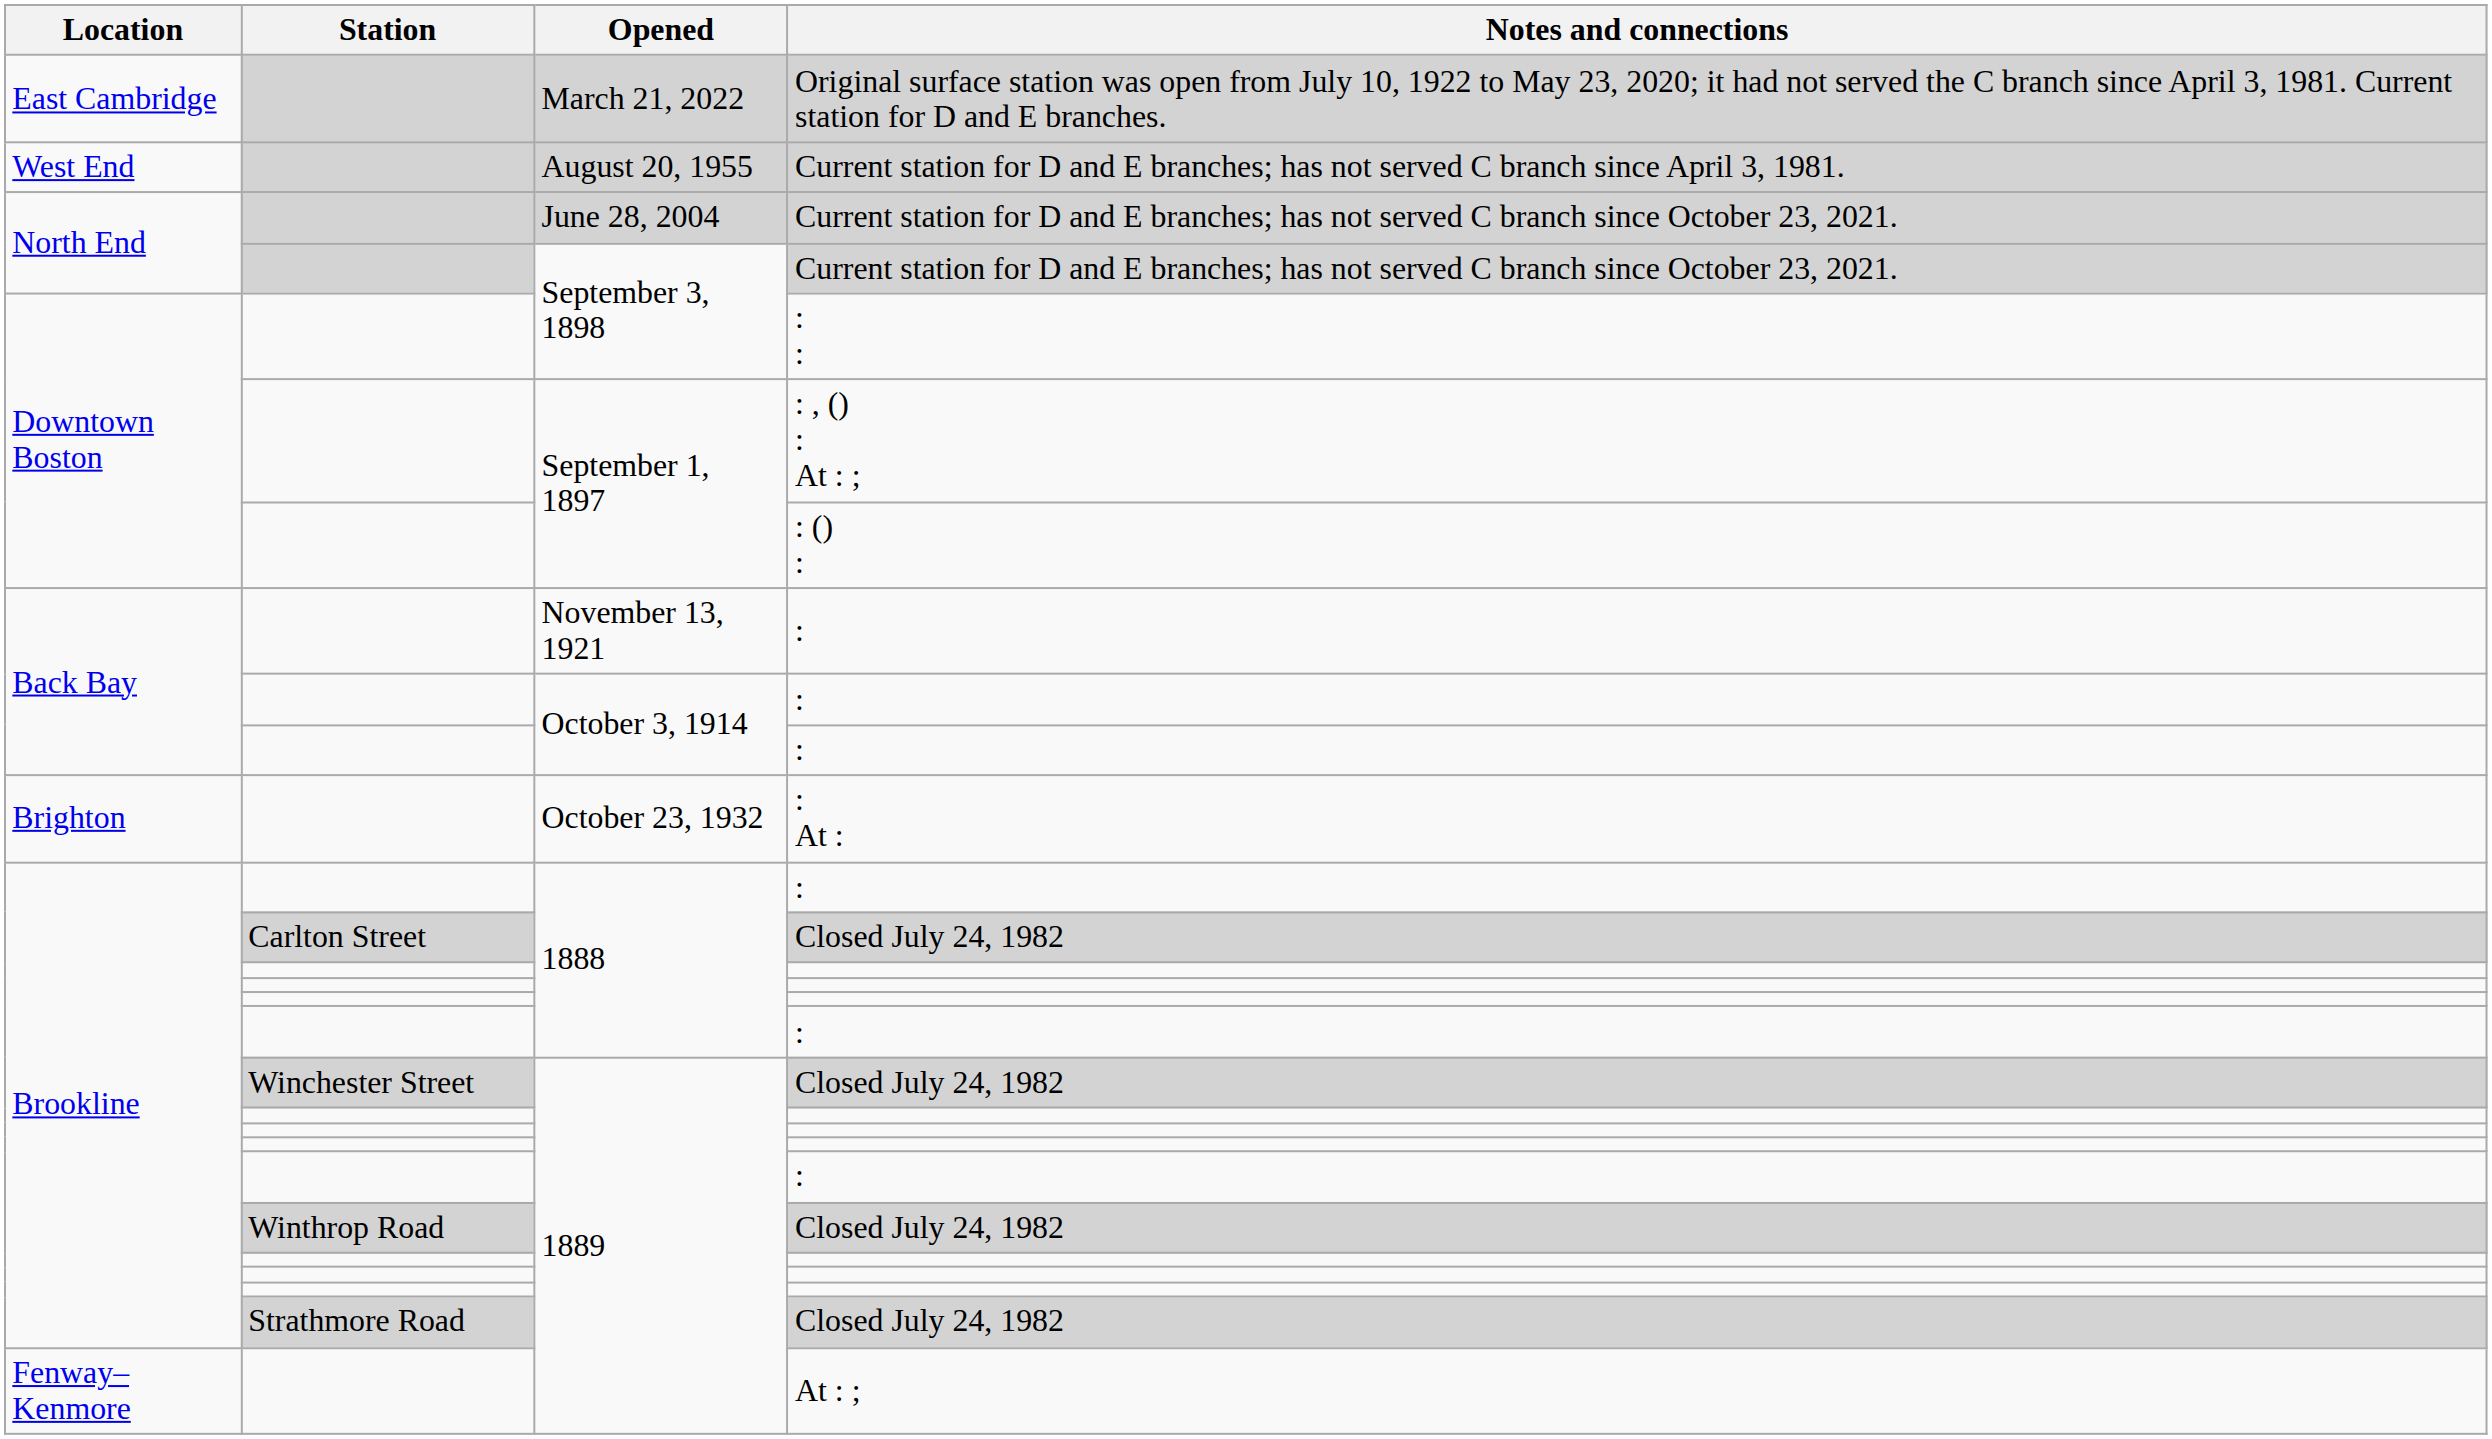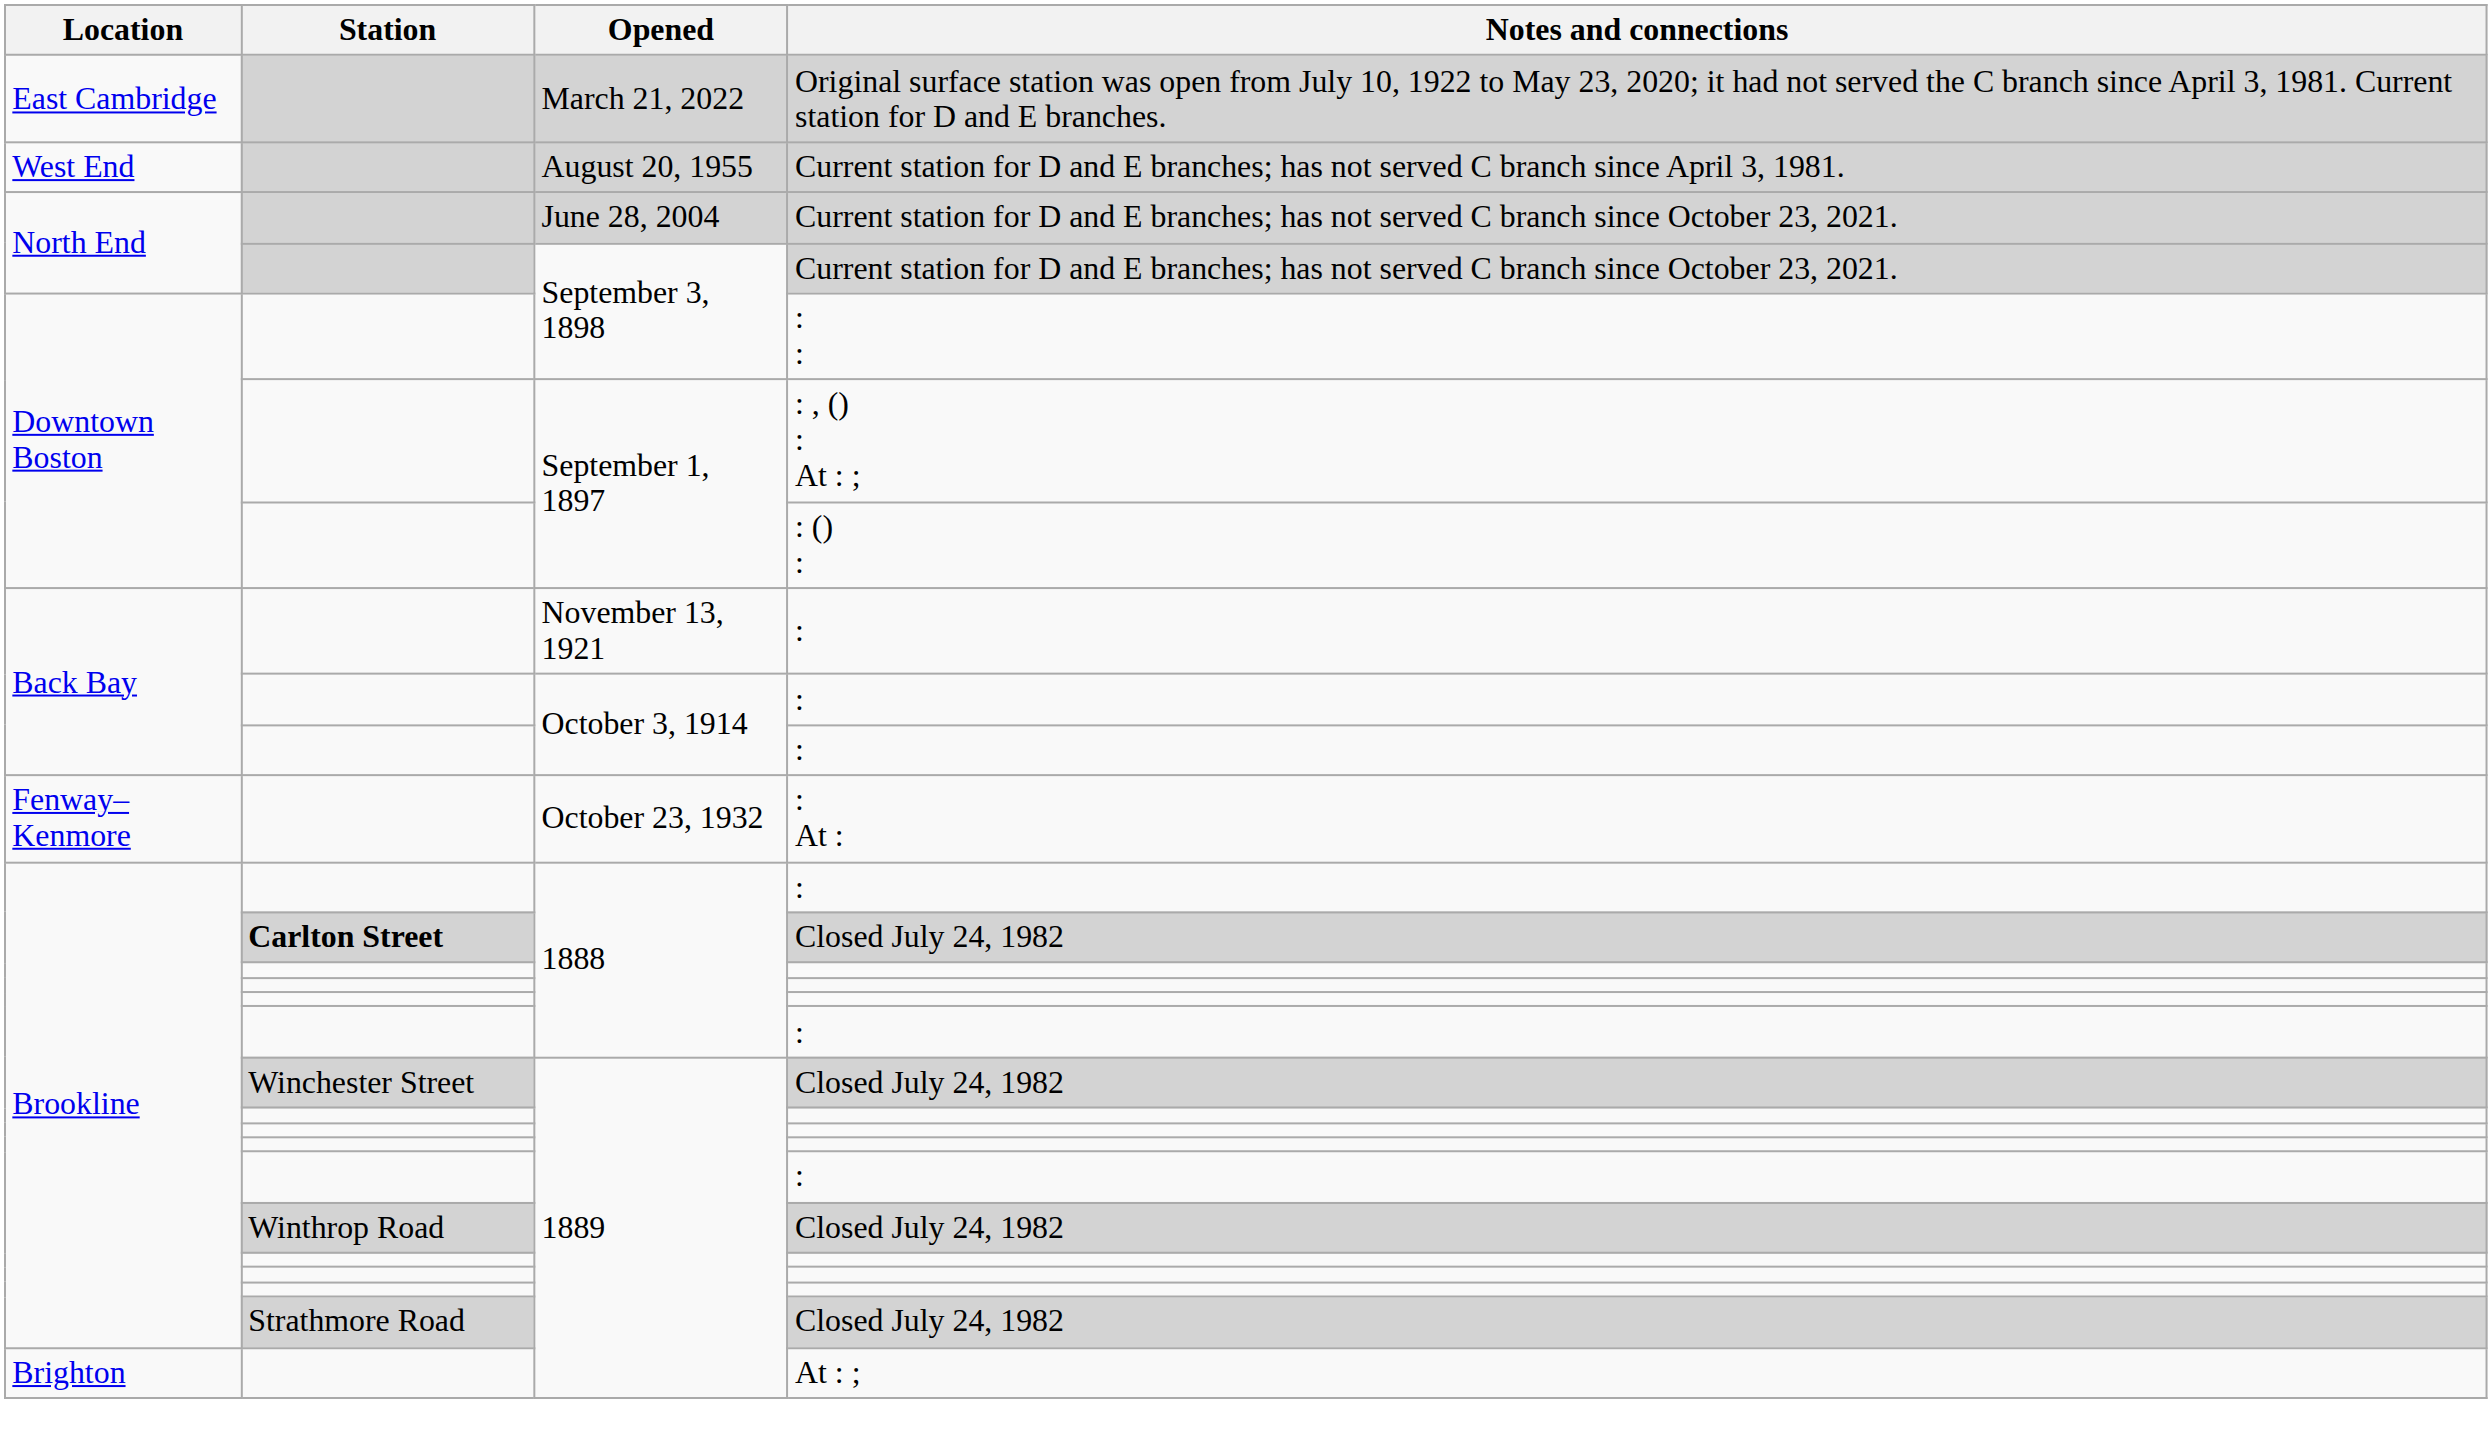(69, 818) Brighton -> (72, 818) Fenway–Kenmore
(337, 936) normal -> (346, 936) bold
(72, 1389) Fenway–Kenmore -> (69, 1372) Brighton
